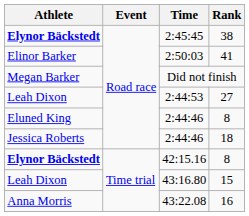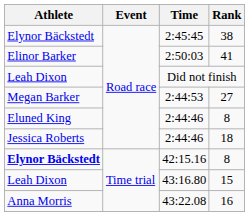(54, 35) bold -> (51, 35) normal
(43, 77) Megan Barker -> (37, 77) Leah Dixon
(37, 97) Leah Dixon -> (43, 97) Megan Barker
